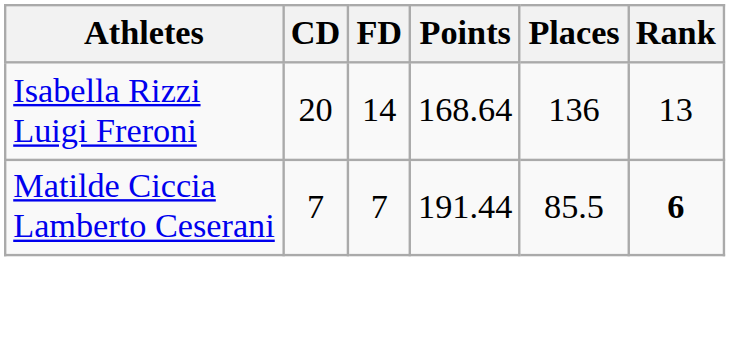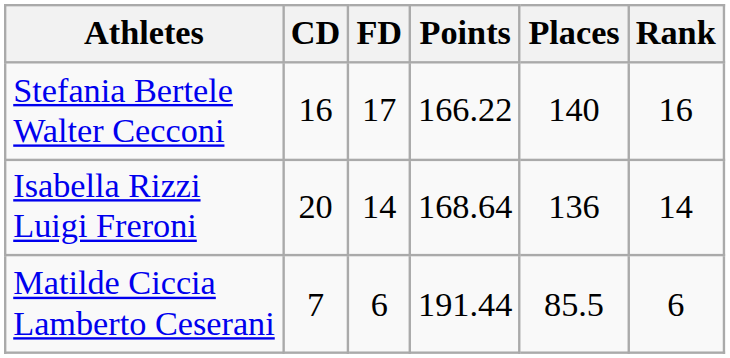+ row: (123, 109)
(676, 109) 13 -> (676, 206) 14
(379, 206) 7 -> (379, 303) 6
(676, 206) bold -> (676, 303) normal
